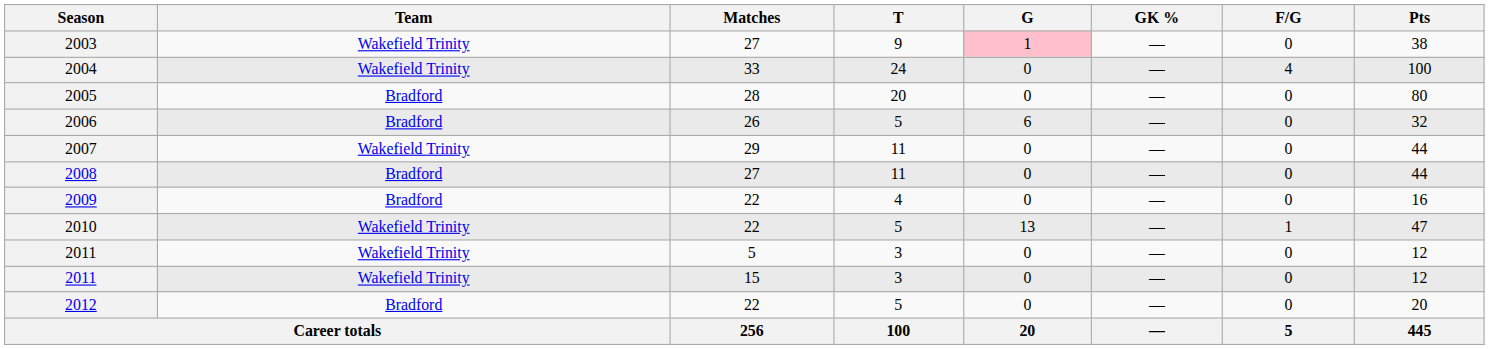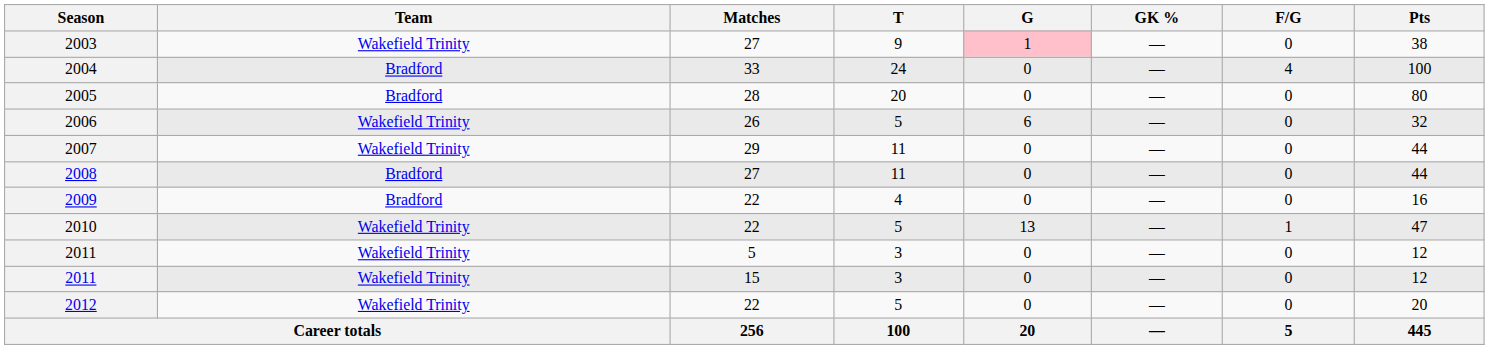(414, 70) Wakefield Trinity -> (414, 70) Bradford
(414, 122) Bradford -> (414, 122) Wakefield Trinity
(414, 305) Bradford -> (414, 305) Wakefield Trinity
